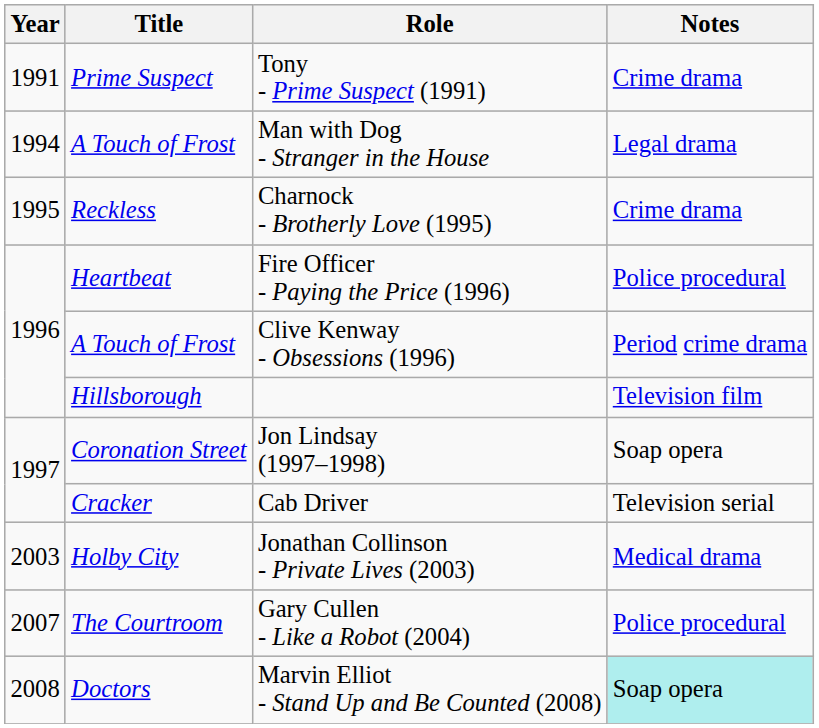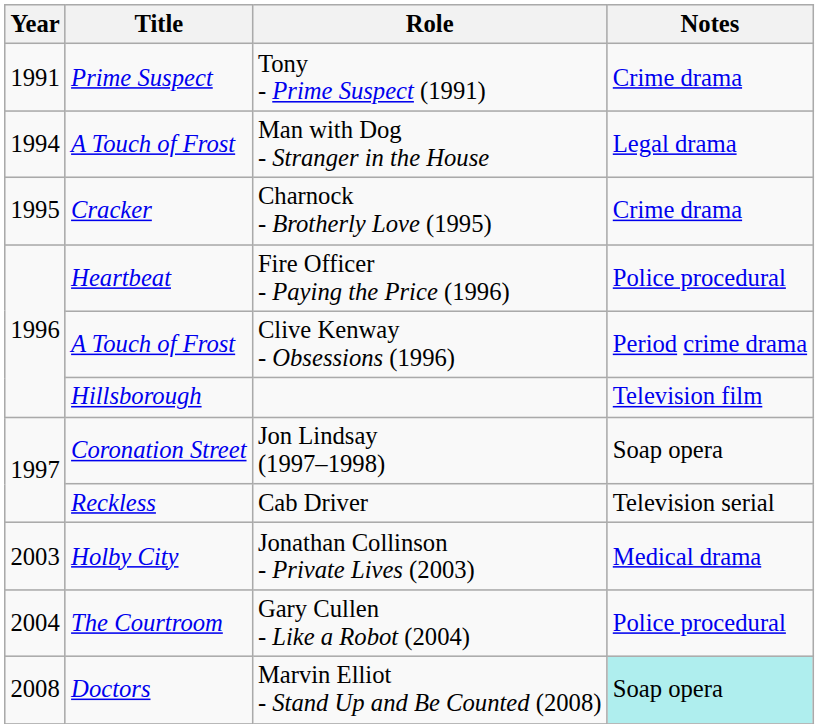(113, 210) Reckless -> (111, 210) Cracker
(111, 502) Cracker -> (113, 502) Reckless
(35, 622) 2007 -> (35, 622) 2004
